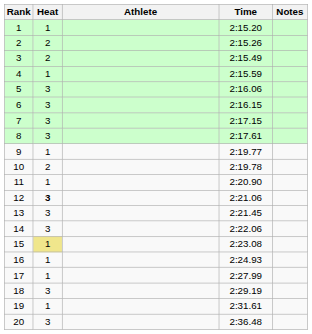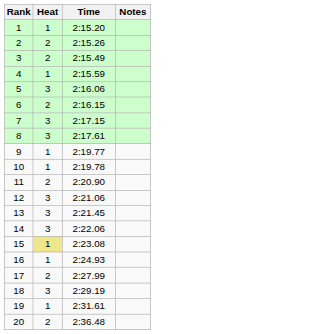- column: (141, 12)
(48, 105) 3 -> (48, 105) 2
(48, 167) 2 -> (48, 167) 1
(48, 182) 1 -> (48, 182) 2
(48, 197) bold -> (48, 197) normal
(48, 275) 1 -> (48, 275) 2
(48, 321) 3 -> (48, 321) 2
